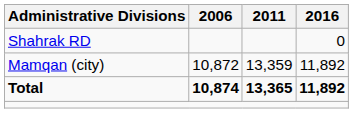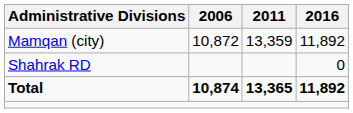rows swapped: (49, 40) <-> (56, 64)
